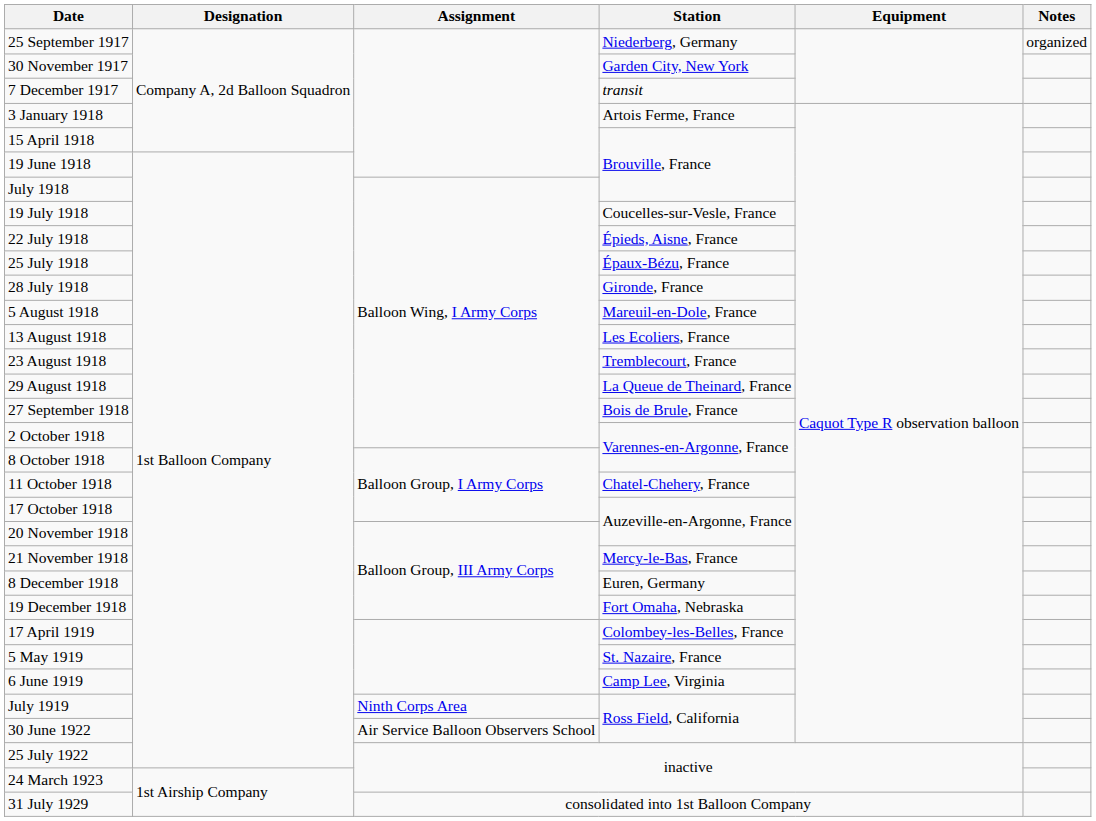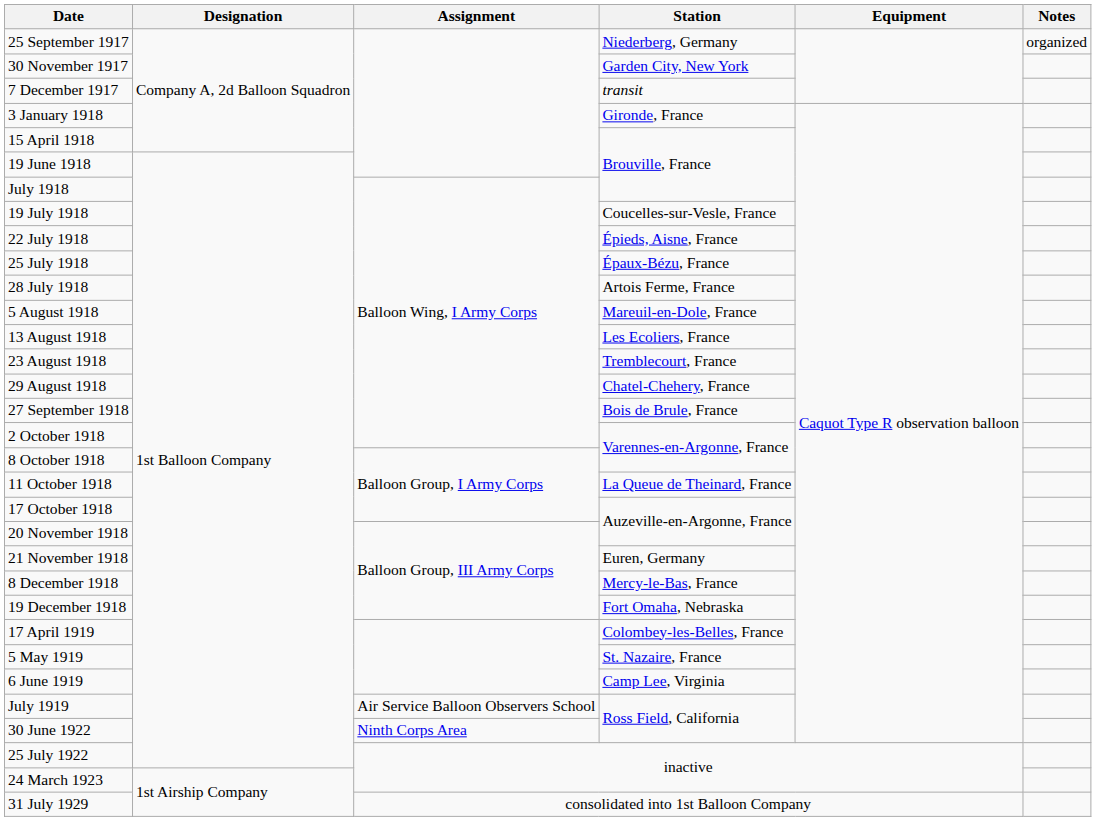(669, 115) Artois Ferme, France -> (653, 115) Gironde, France
(653, 287) Gironde, France -> (669, 287) Artois Ferme, France
(697, 386) La Queue de Theinard, France -> (676, 386) Chatel-Chehery, France
(676, 484) Chatel-Chehery, France -> (697, 484) La Queue de Theinard, France
(670, 558) Mercy-le-Bas, France -> (654, 558) Euren, Germany
(654, 582) Euren, Germany -> (670, 582) Mercy-le-Bas, France
(412, 705) Ninth Corps Area -> (476, 705) Air Service Balloon Observers School
(476, 730) Air Service Balloon Observers School -> (412, 730) Ninth Corps Area
